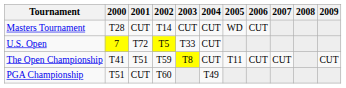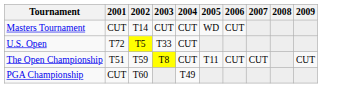- column: (117, 12)
